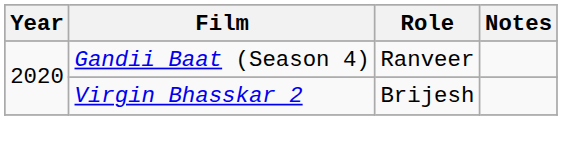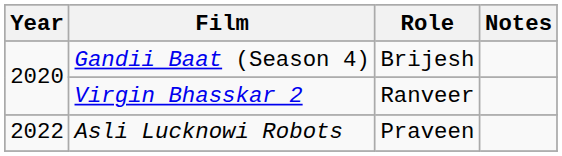(427, 60) Ranveer -> (427, 60) Brijesh
(427, 96) Brijesh -> (427, 96) Ranveer
+ row: (209, 132)
